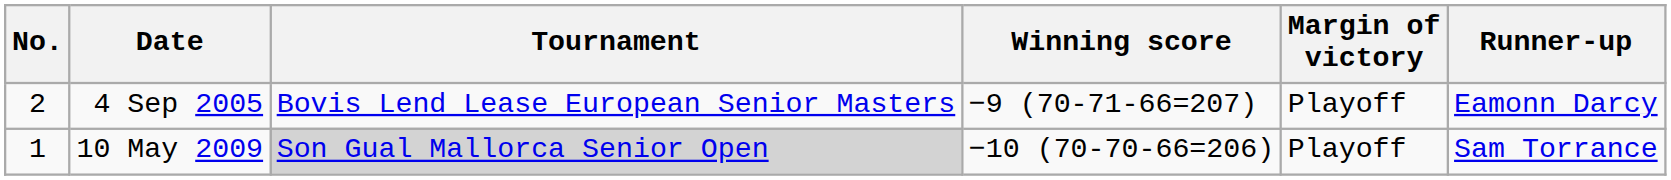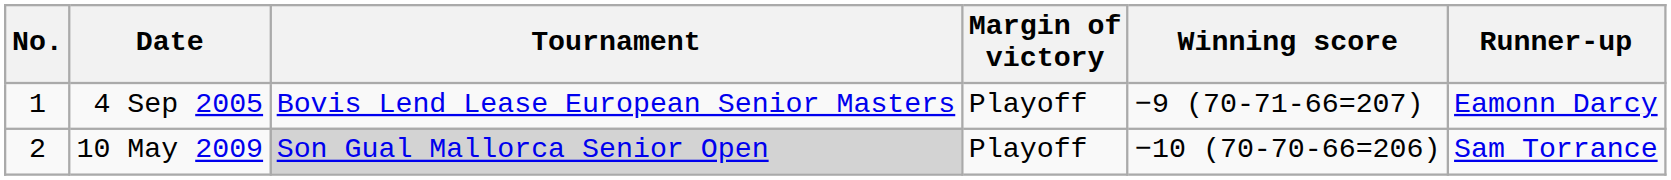columns swapped: (1122, 44) <-> (1364, 44)
(37, 106) 2 -> (37, 106) 1
(37, 152) 1 -> (37, 152) 2
